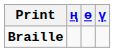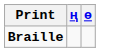- column: (102, 15)
